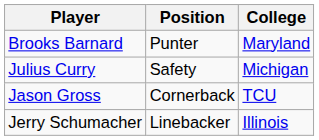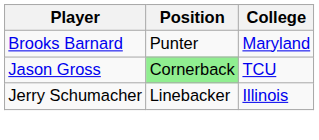- row: (52, 69)
(192, 95) no background -> (192, 69) lightgreen background
